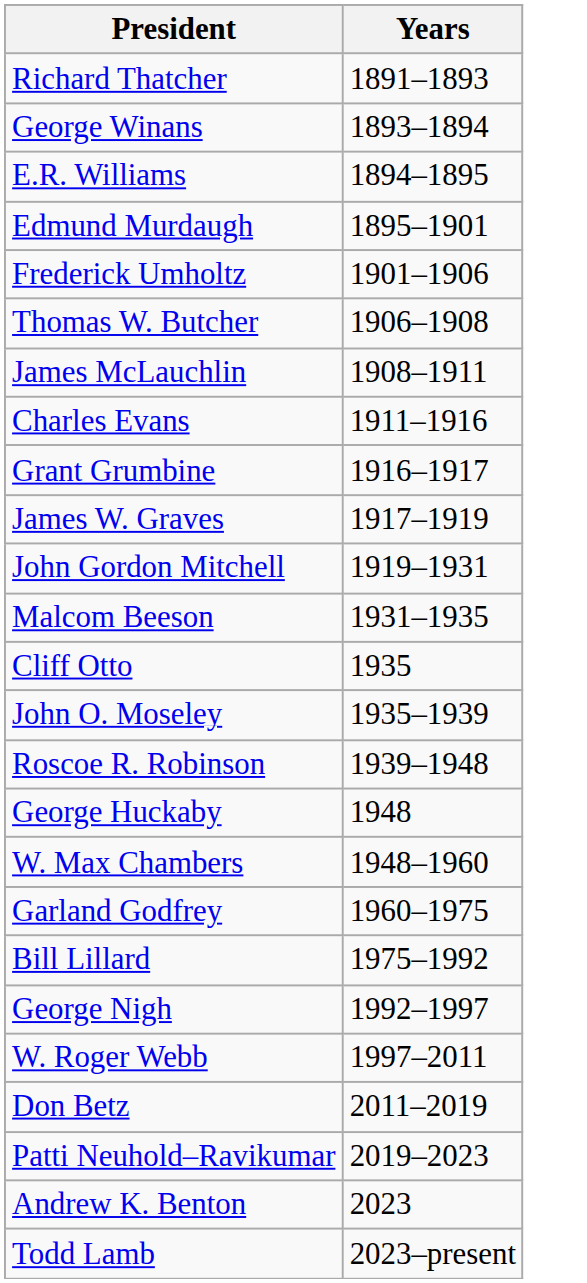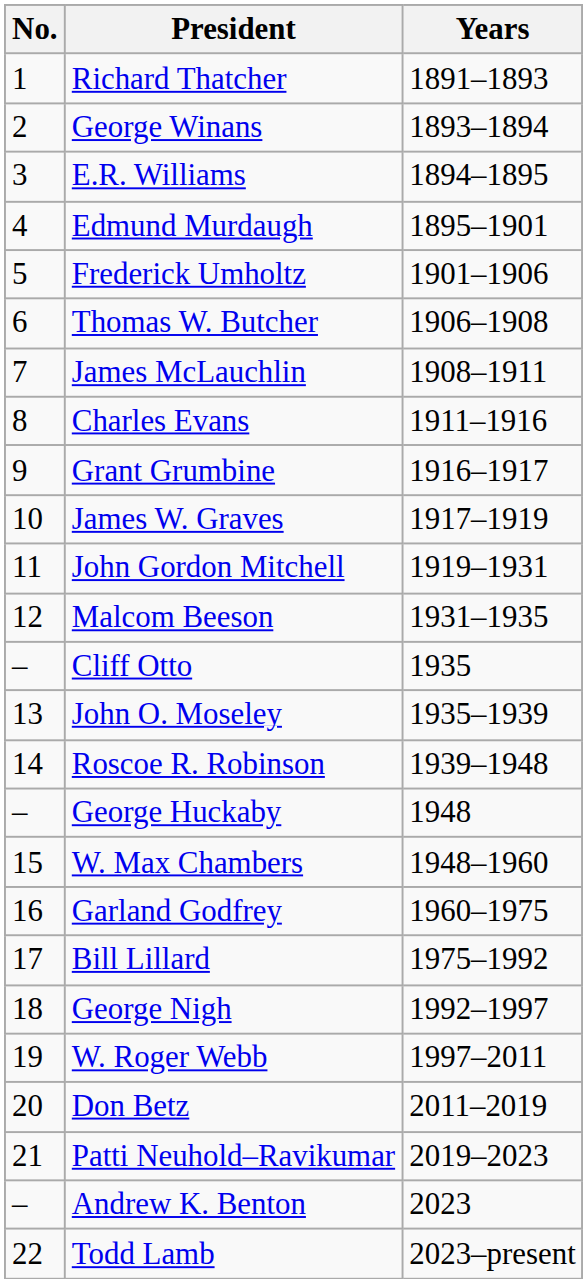+ column: (35, 28)
